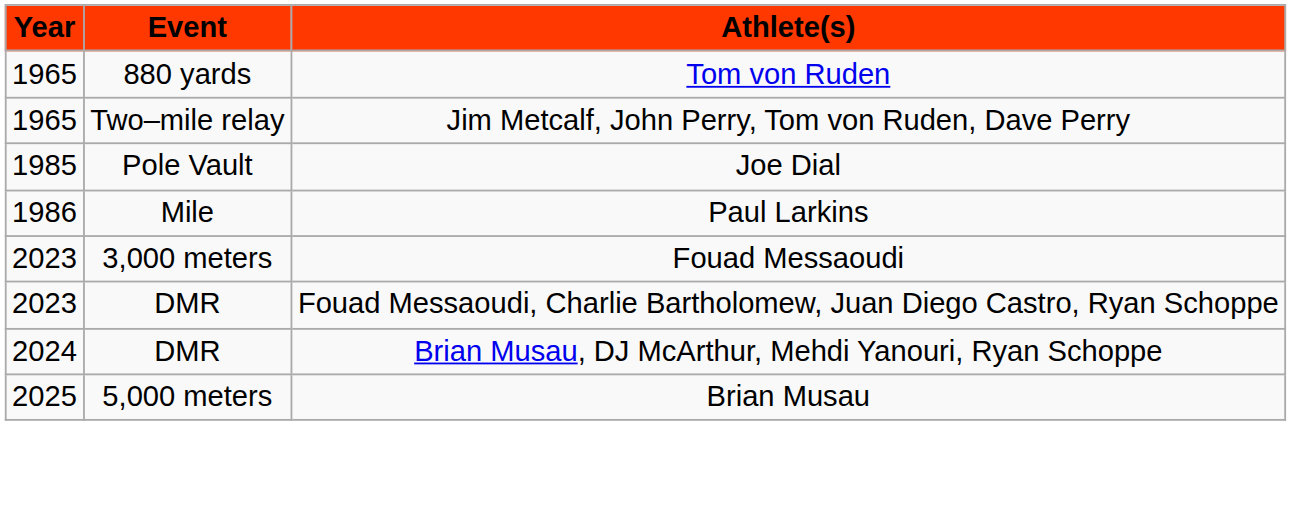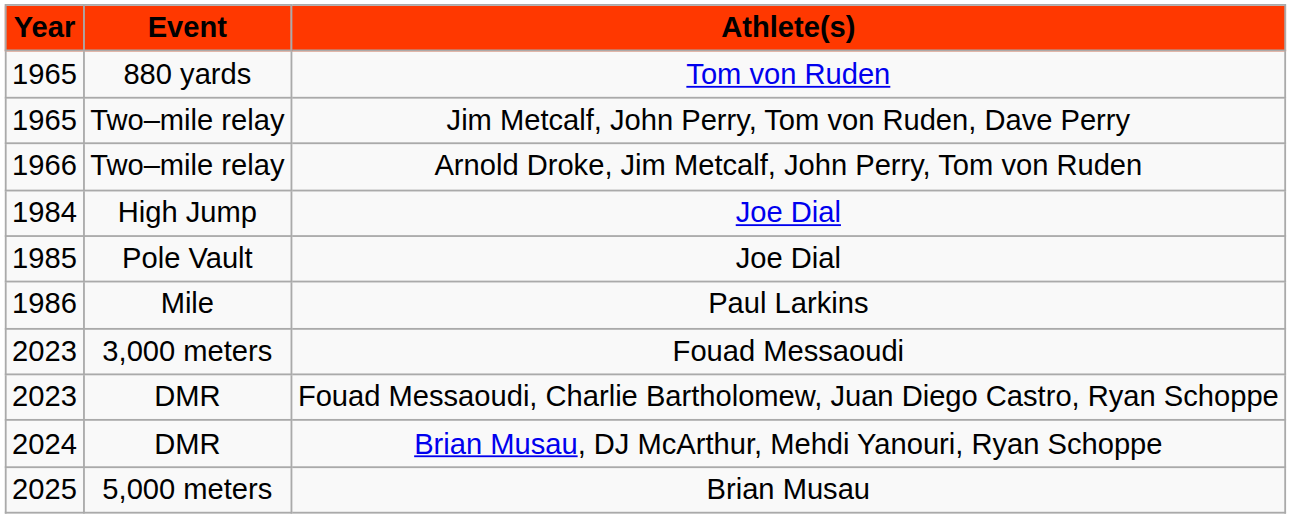+ row: (44, 166)
+ row: (44, 212)
